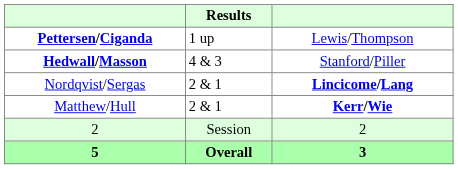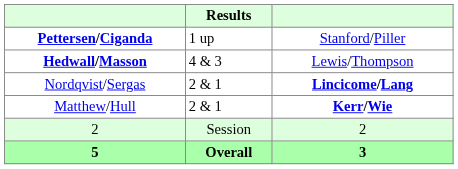(363, 38) Lewis/Thompson -> (363, 38) Stanford/Piller
(363, 61) Stanford/Piller -> (363, 61) Lewis/Thompson
